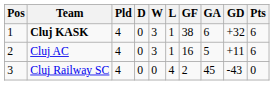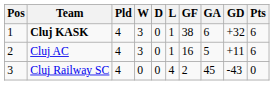columns swapped: (157, 13) <-> (142, 13)
